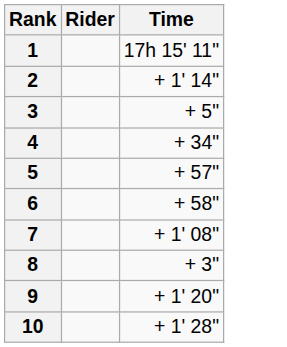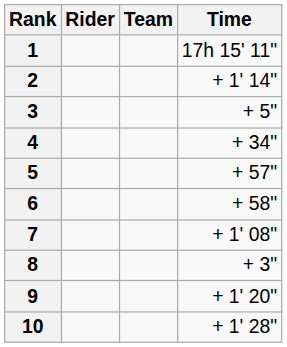+ column: (148, 19)
